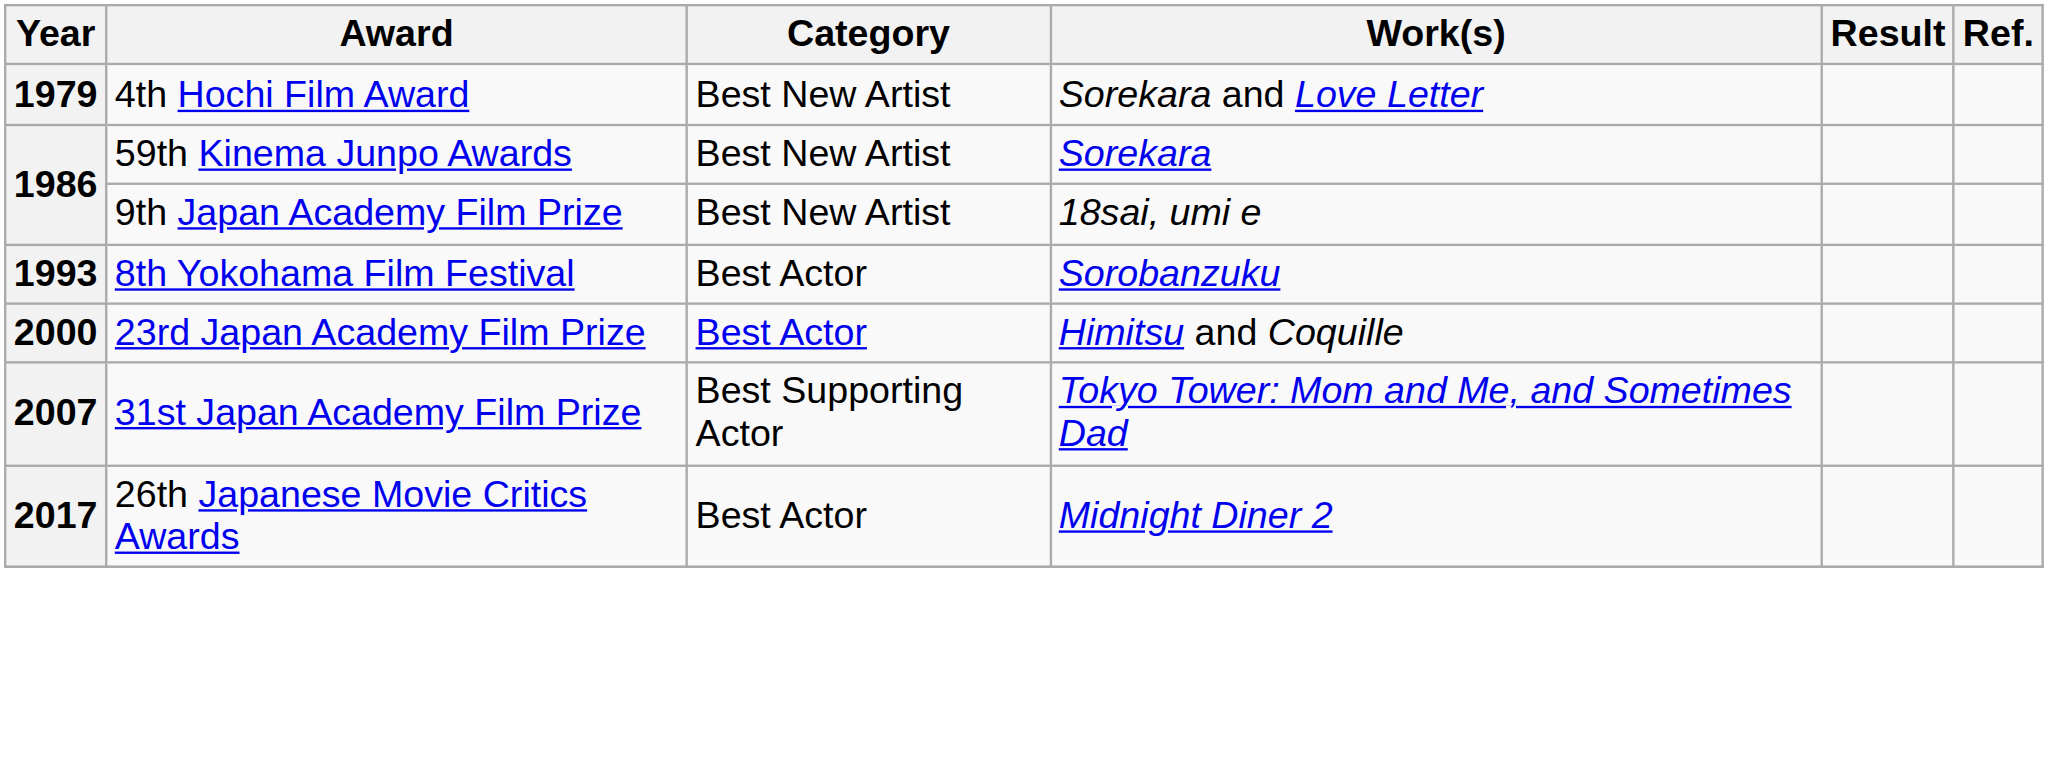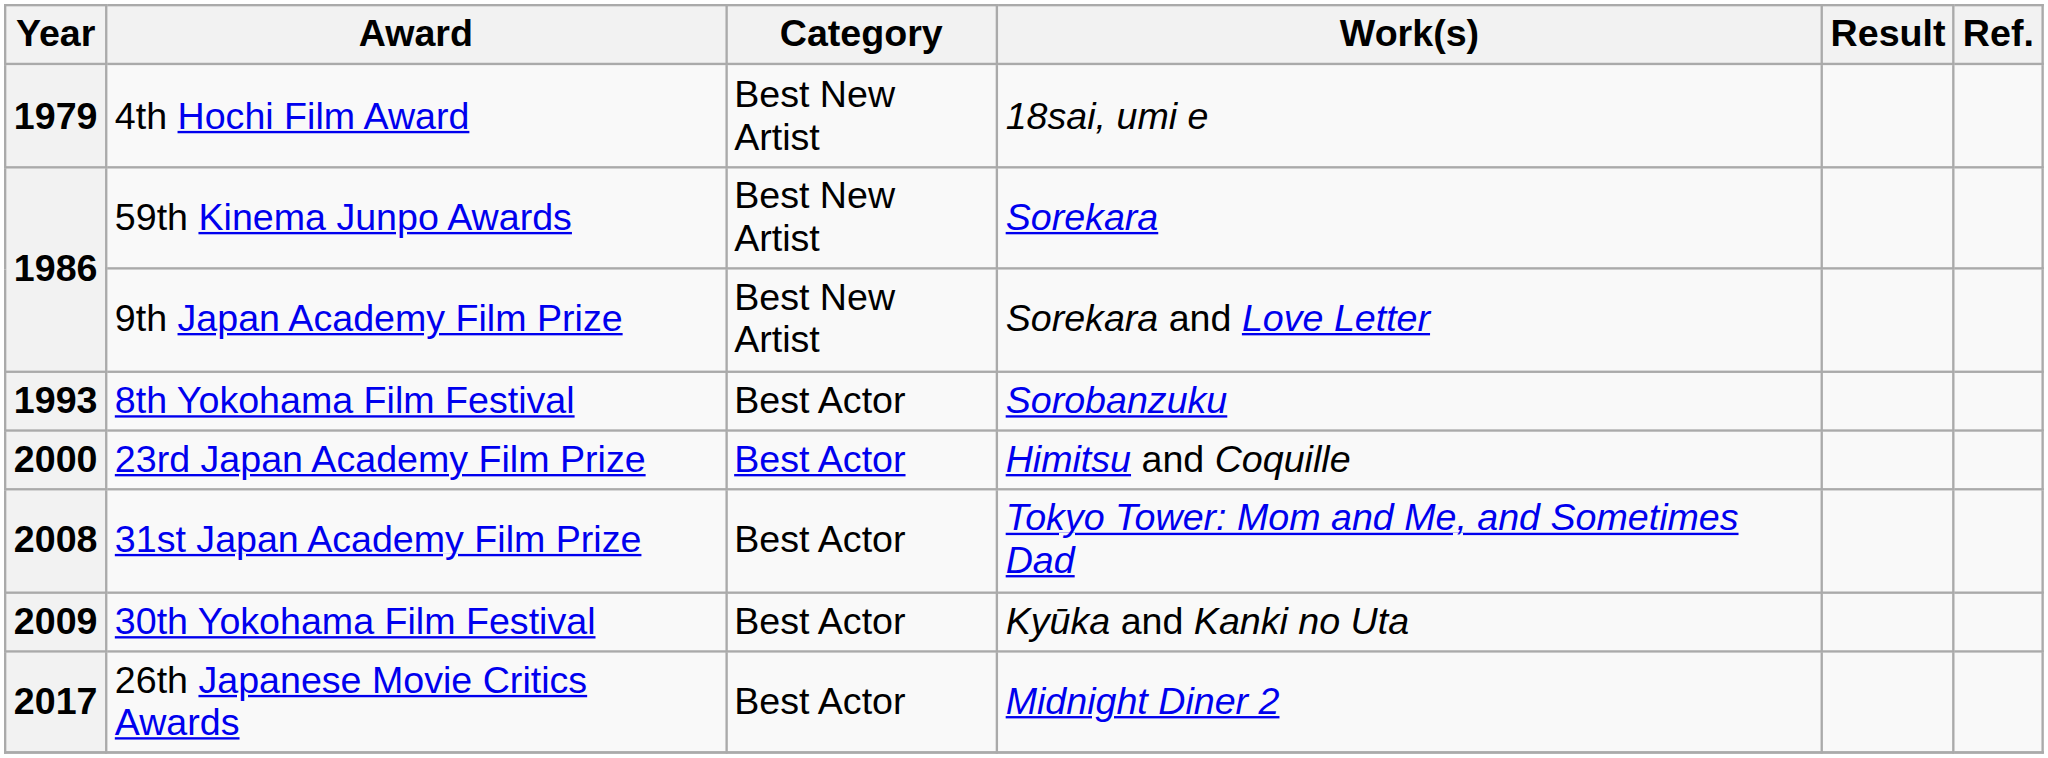(1271, 93) Sorekara and Love Letter -> (1107, 115) 18sai, umi e
(1160, 213) 18sai, umi e -> (1218, 318) Sorekara and Love Letter
(56, 413) 2007 -> (56, 540) 2008
(829, 413) Best Supporting Actor -> (820, 540) Best Actor
+ row: (355, 620)
